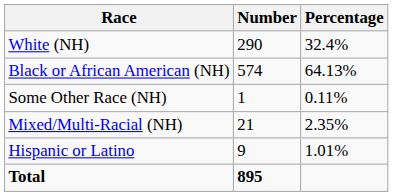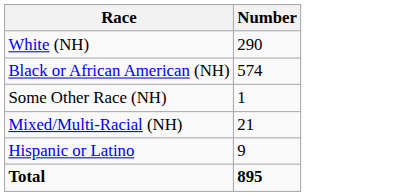- column: (344, 17)
